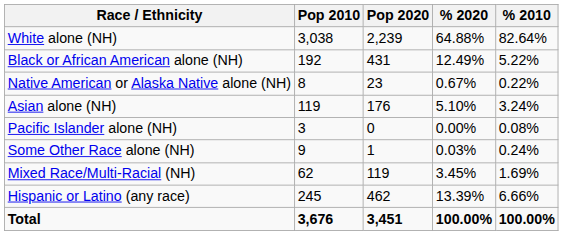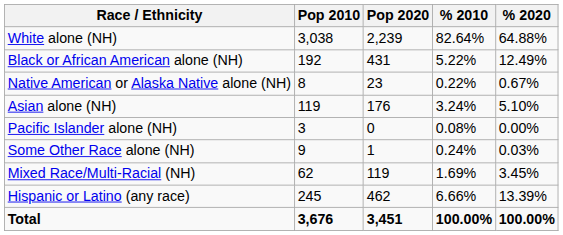columns swapped: (527, 15) <-> (464, 15)
